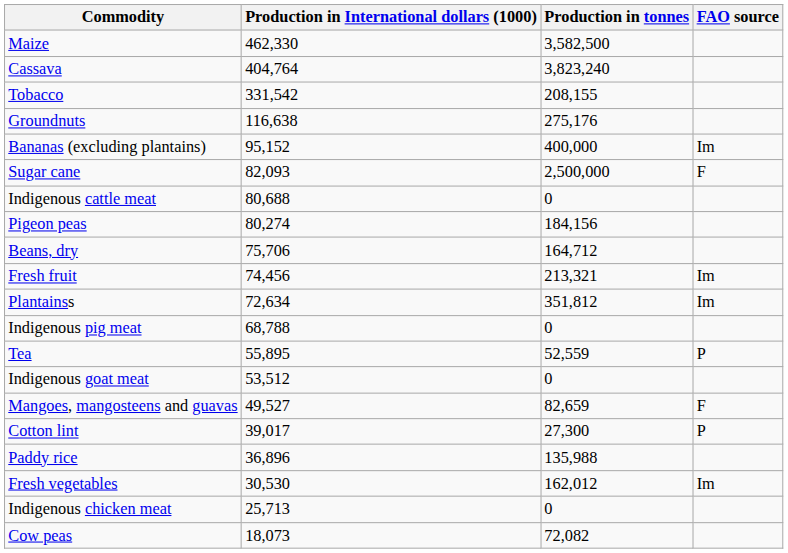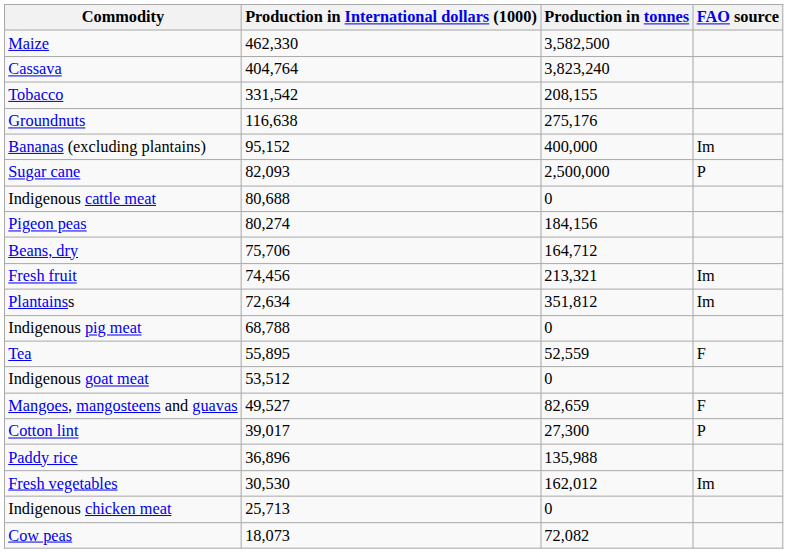(701, 172) F -> (701, 172) P
(701, 353) P -> (701, 353) F
